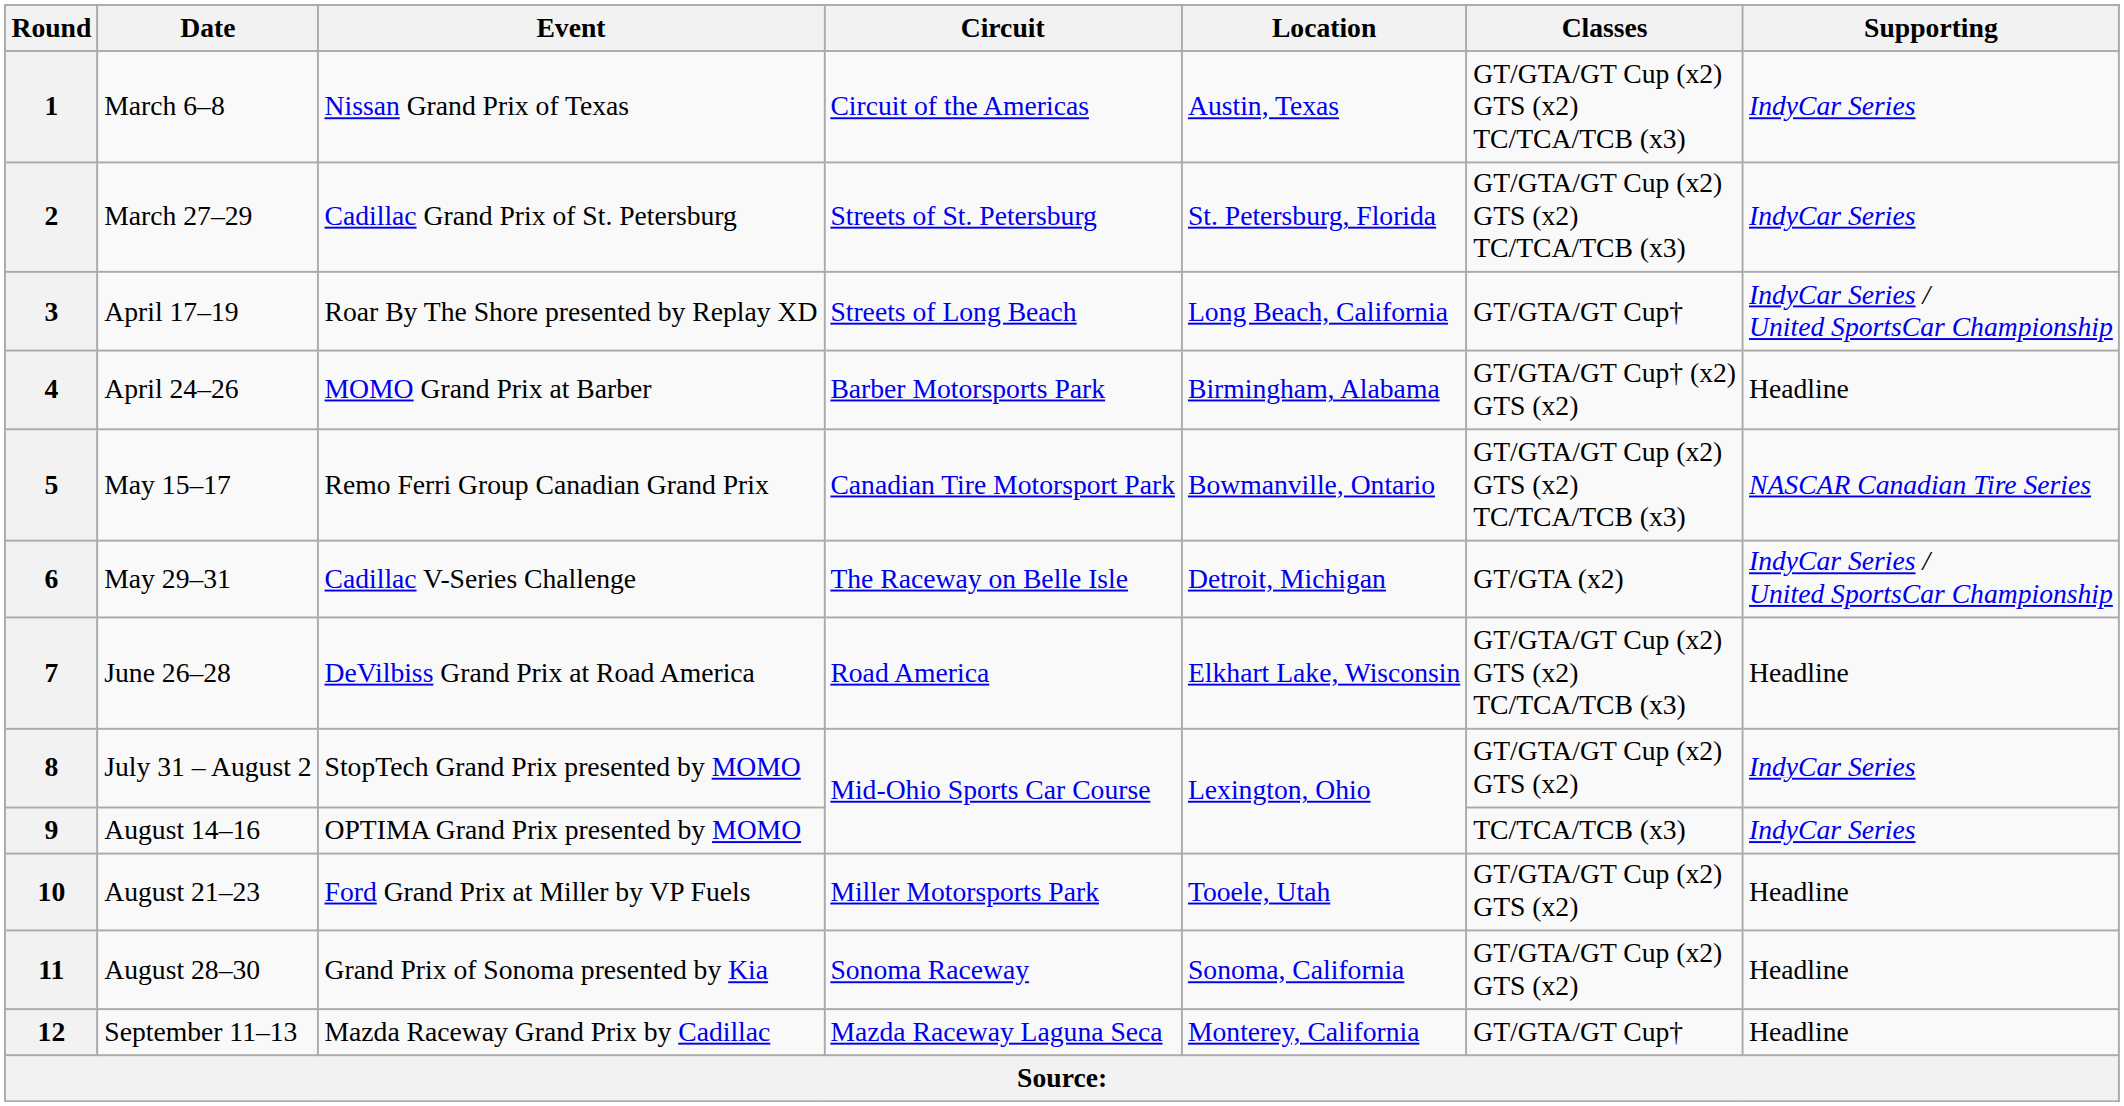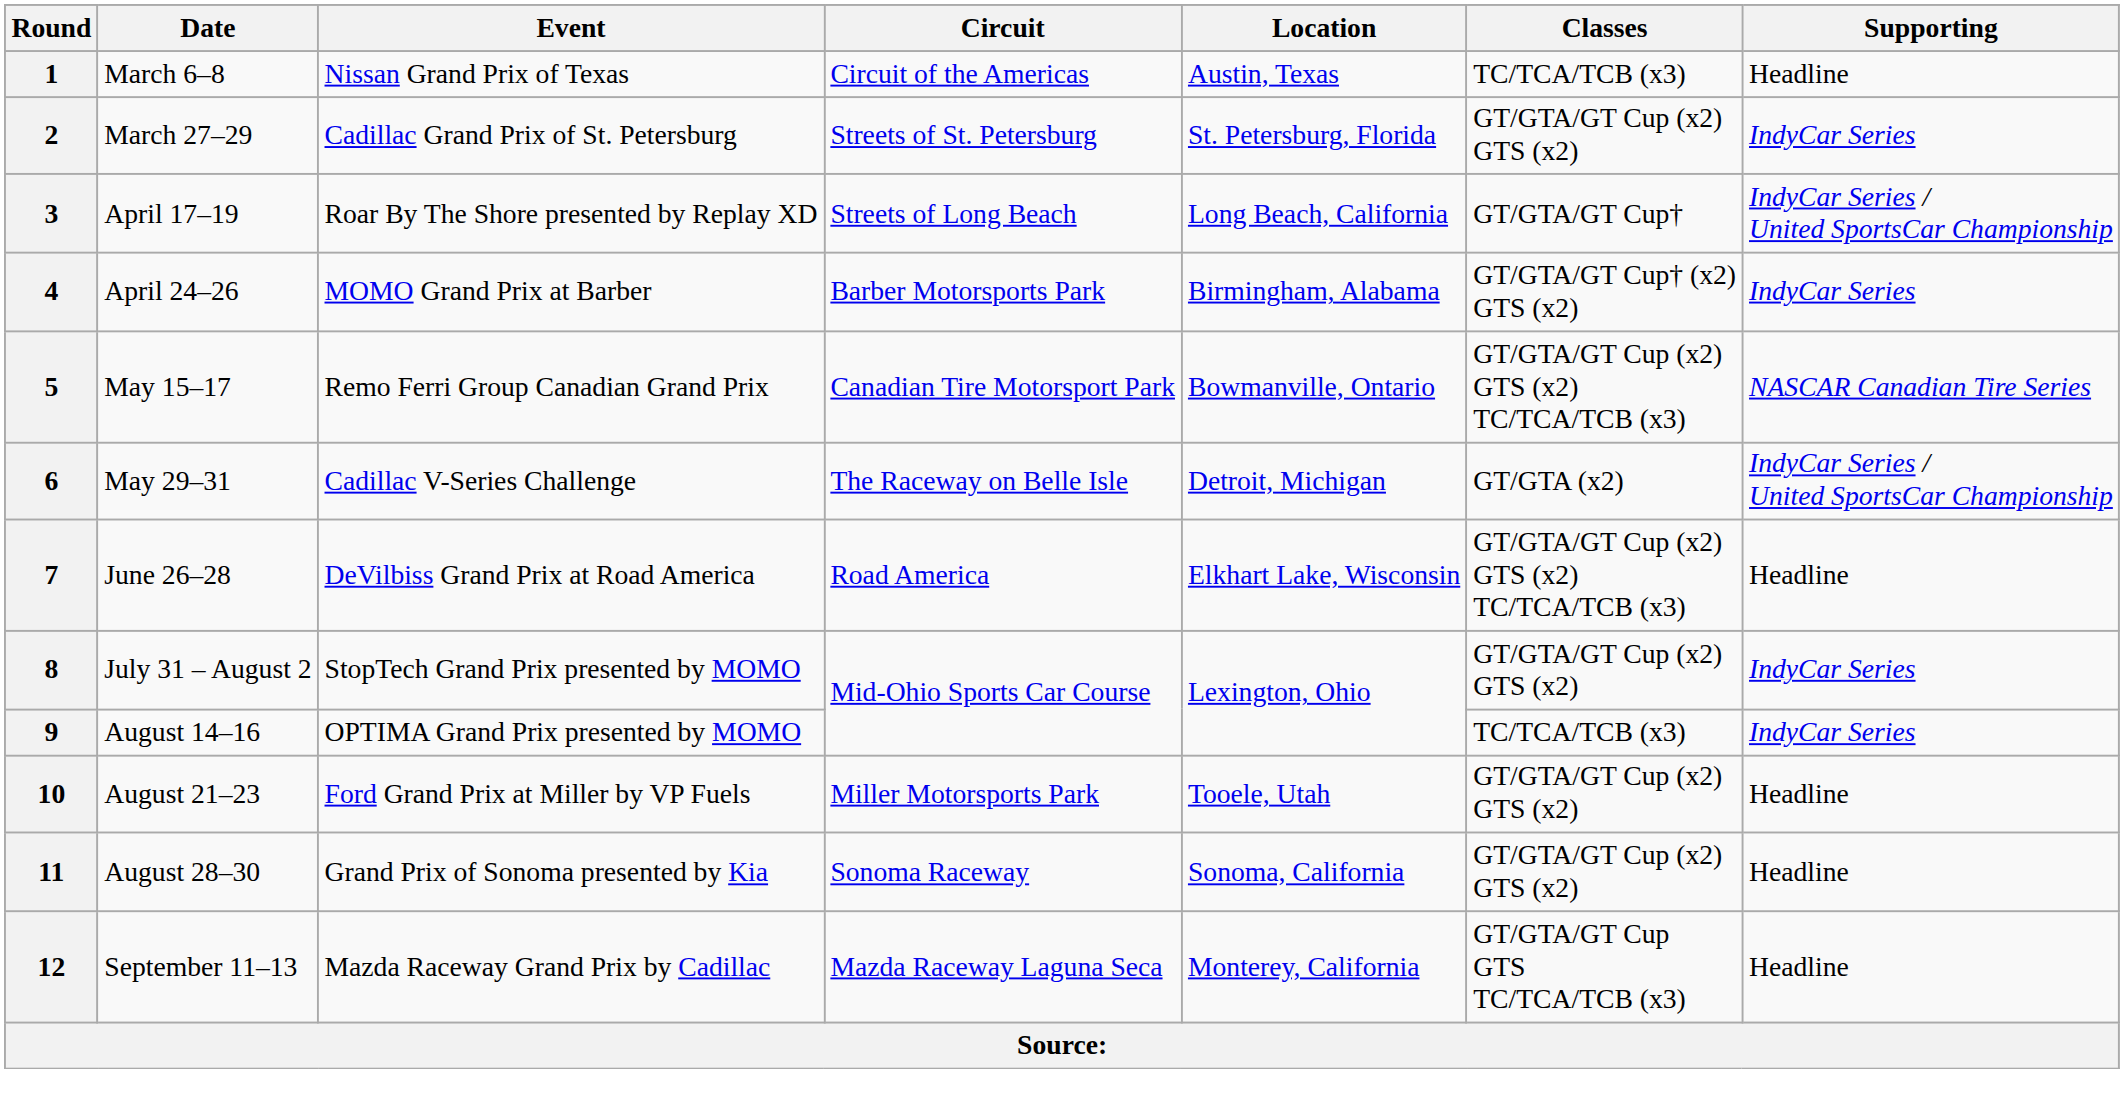(1598, 105) GT/GTA/GT Cup (x2) GTS (x2) TC/TCA/TCB (x3) -> (1580, 73) TC/TCA/TCB (x3)
(1832, 105) IndyCar Series -> (1799, 73) Headline
(1598, 216) GT/GTA/GT Cup (x2) GTS (x2) TC/TCA/TCB (x3) -> (1598, 135) GT/GTA/GT Cup (x2) GTS (x2)
(1799, 389) Headline -> (1832, 291) IndyCar Series
(1578, 1031) GT/GTA/GT Cup† -> (1580, 966) GT/GTA/GT Cup GTS TC/TCA/TCB (x3)
